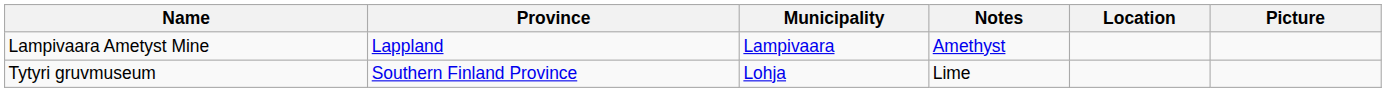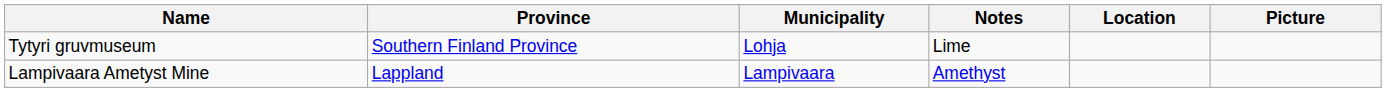rows swapped: (109, 45) <-> (82, 73)
